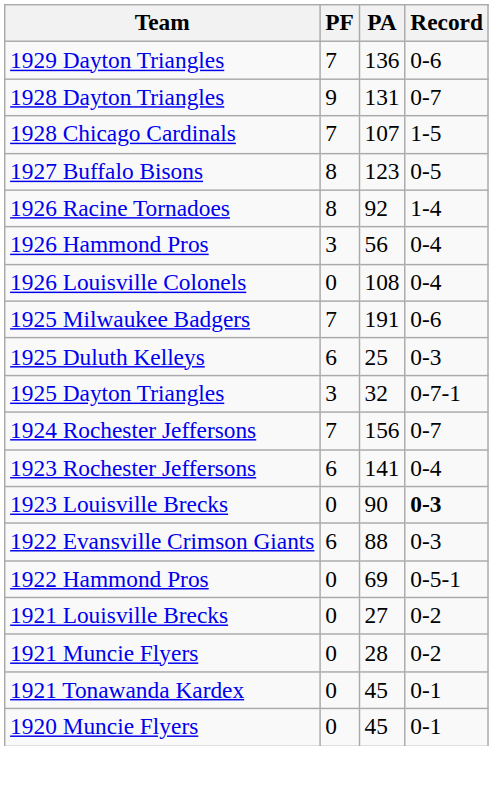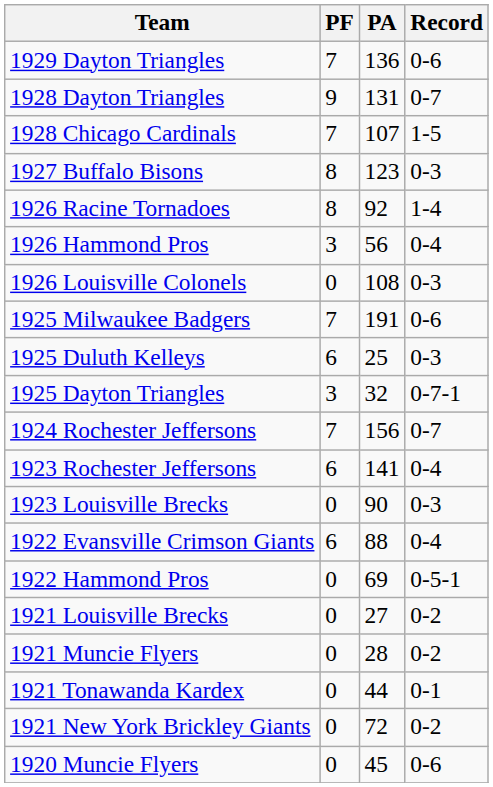(426, 171) 0-5 -> (426, 171) 0-3
(426, 282) 0-4 -> (426, 282) 0-3
(426, 504) bold -> (426, 504) normal
(426, 541) 0-3 -> (426, 541) 0-4
(376, 689) 45 -> (376, 689) 44
+ row: (160, 726)
(426, 726) 0-1 -> (426, 763) 0-6
